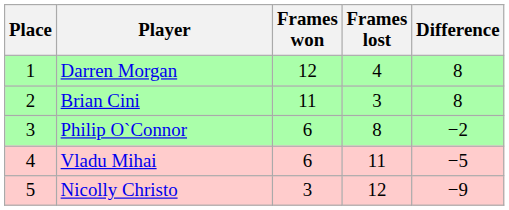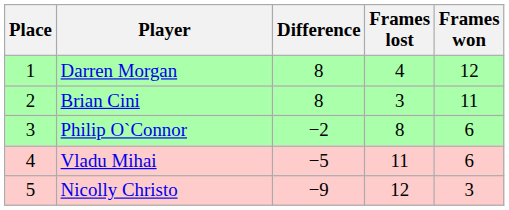columns swapped: (307, 30) <-> (458, 30)
